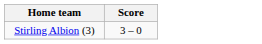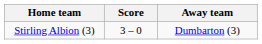+ column: (207, 13)
